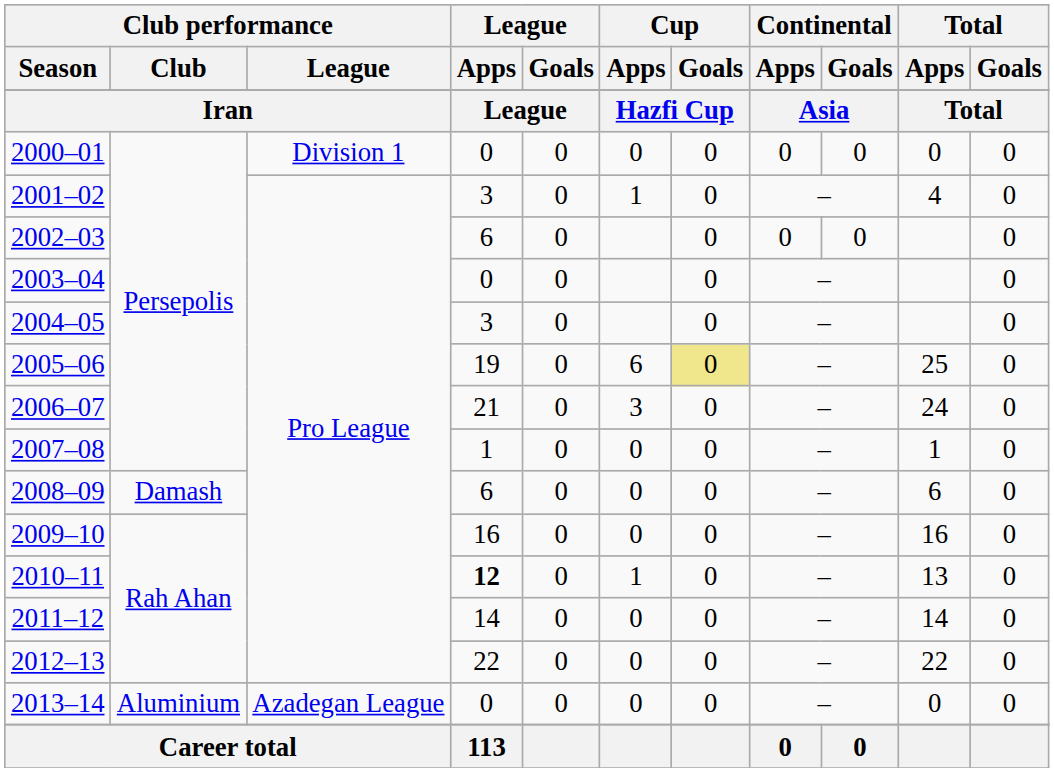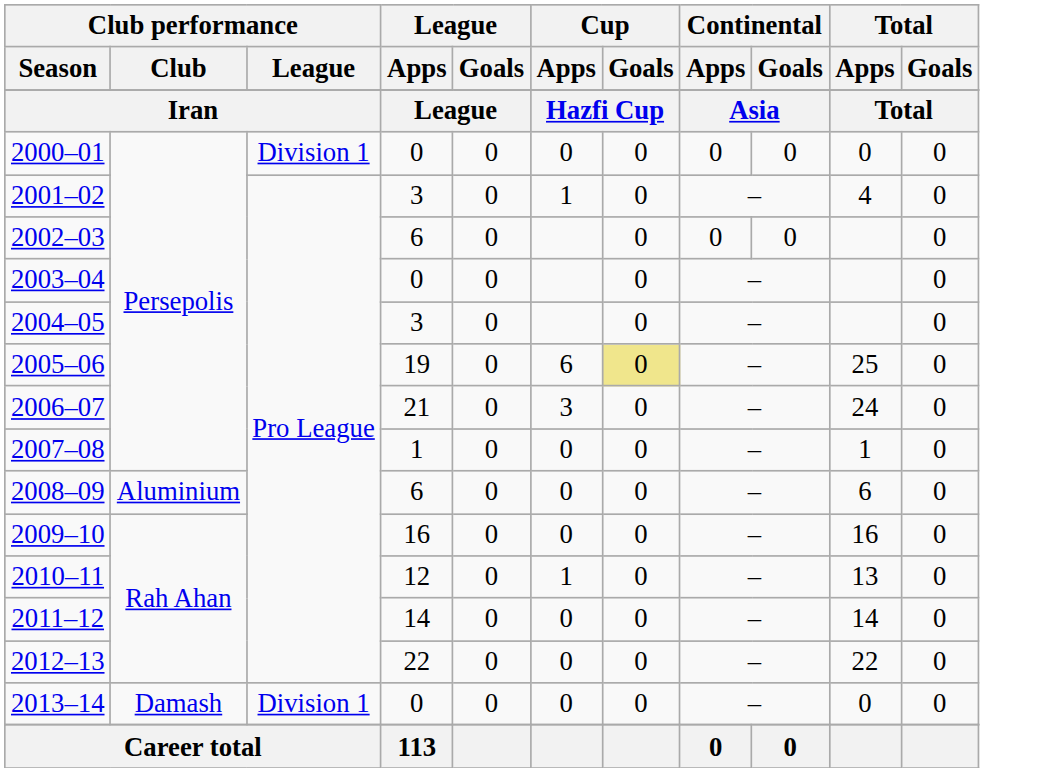(178, 491) Damash -> (178, 491) Aluminium
(486, 576) bold -> (417, 576) normal
(178, 703) Aluminium -> (178, 703) Damash
(348, 703) Azadegan League -> (314, 703) Division 1
